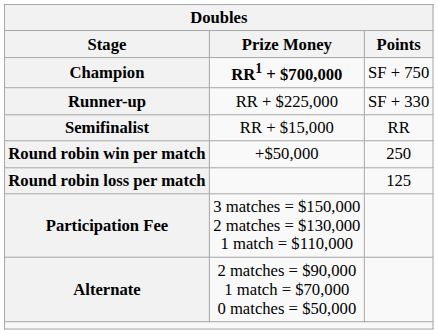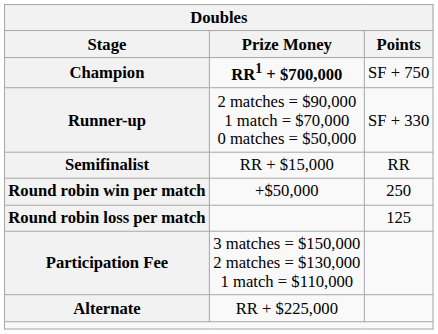(287, 101) RR + $225,000 -> (287, 120) 2 matches = $90,000 1 match = $70,000 0 matches = $50,000
(287, 289) 2 matches = $90,000 1 match = $70,000 0 matches = $50,000 -> (287, 308) RR + $225,000
